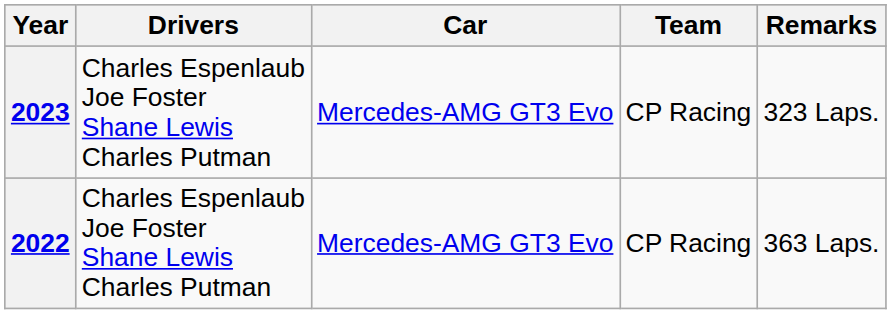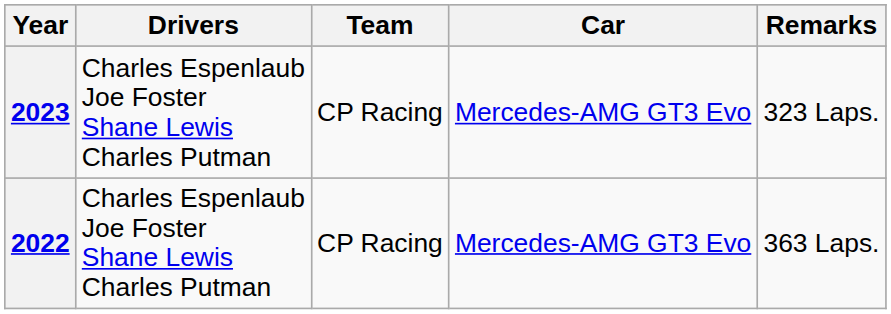columns swapped: (688, 25) <-> (465, 25)
